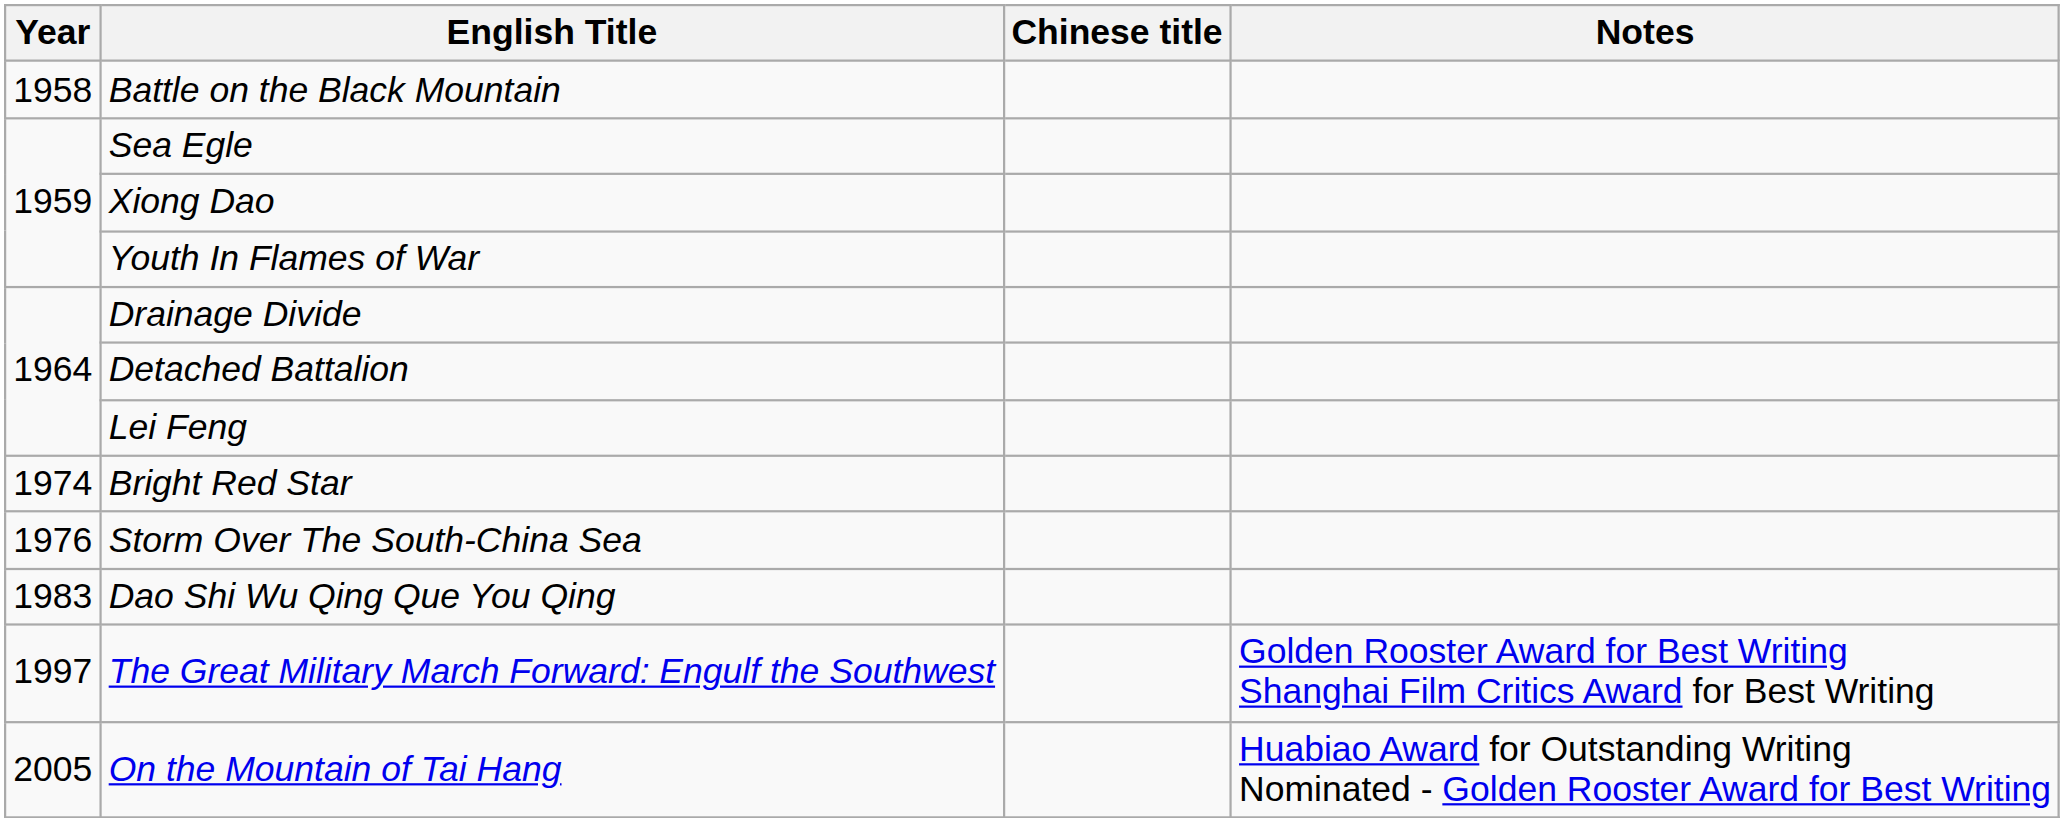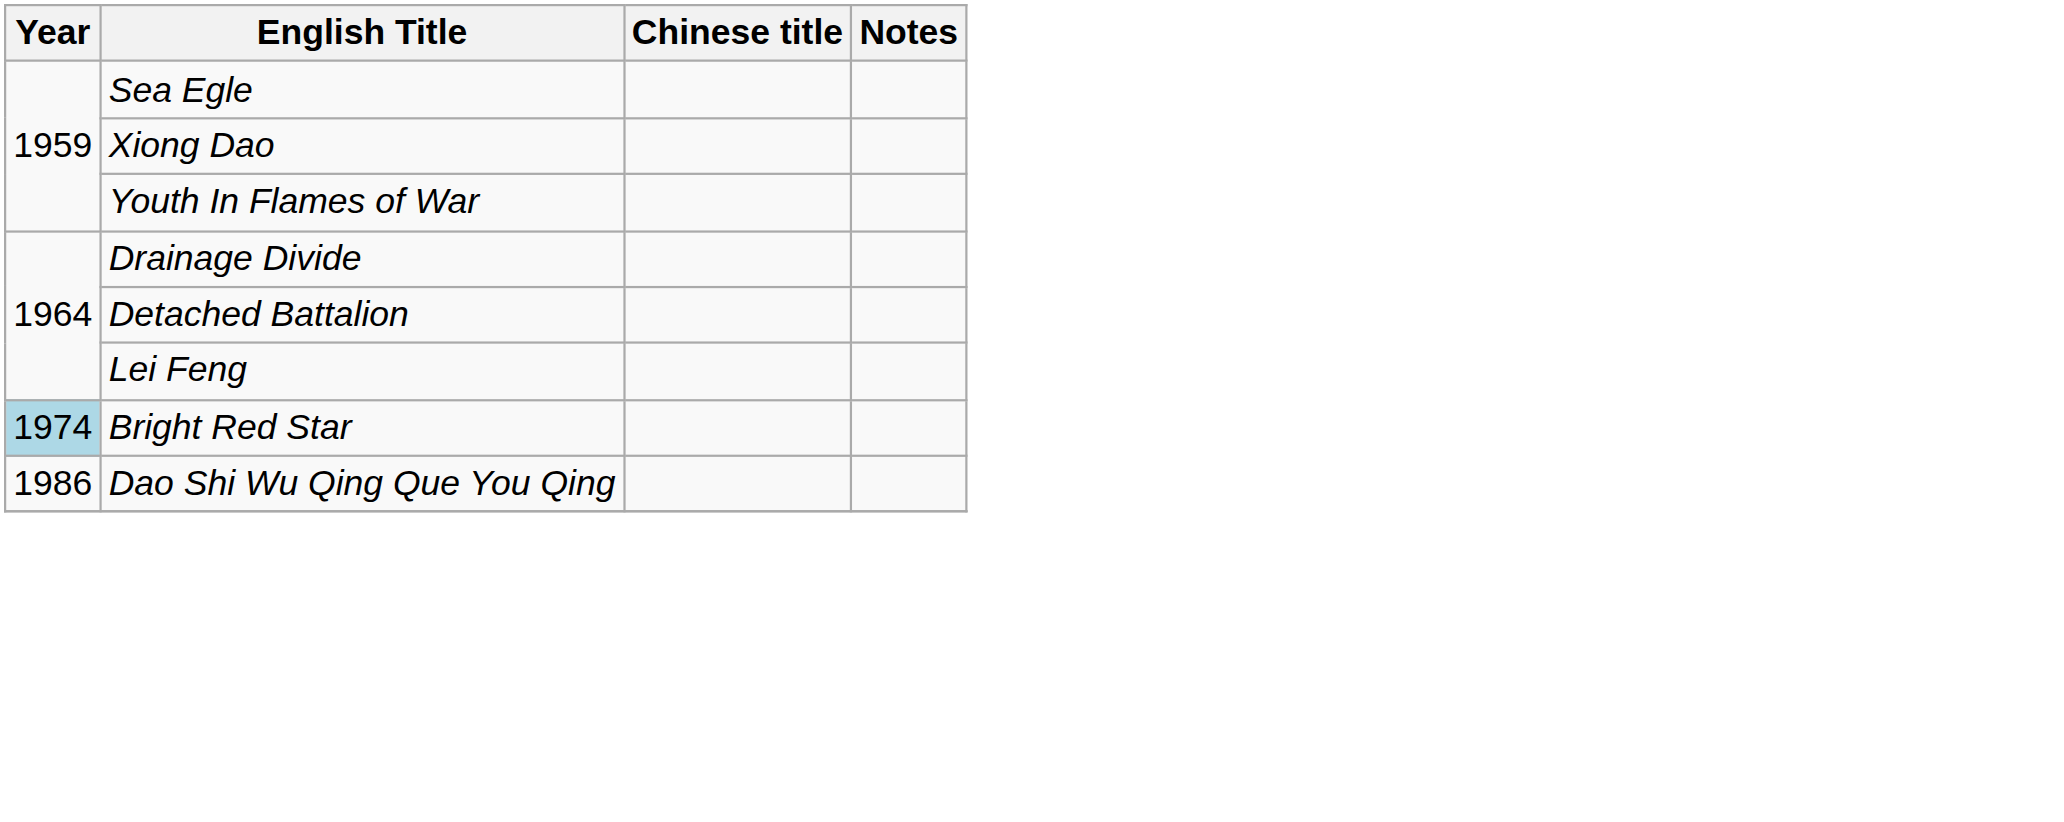- row: (335, 88)
(53, 483) no background -> (53, 426) lightblue background
- row: (375, 539)
(53, 595) 1983 -> (53, 483) 1986
- row: (552, 672)
- row: (335, 768)
